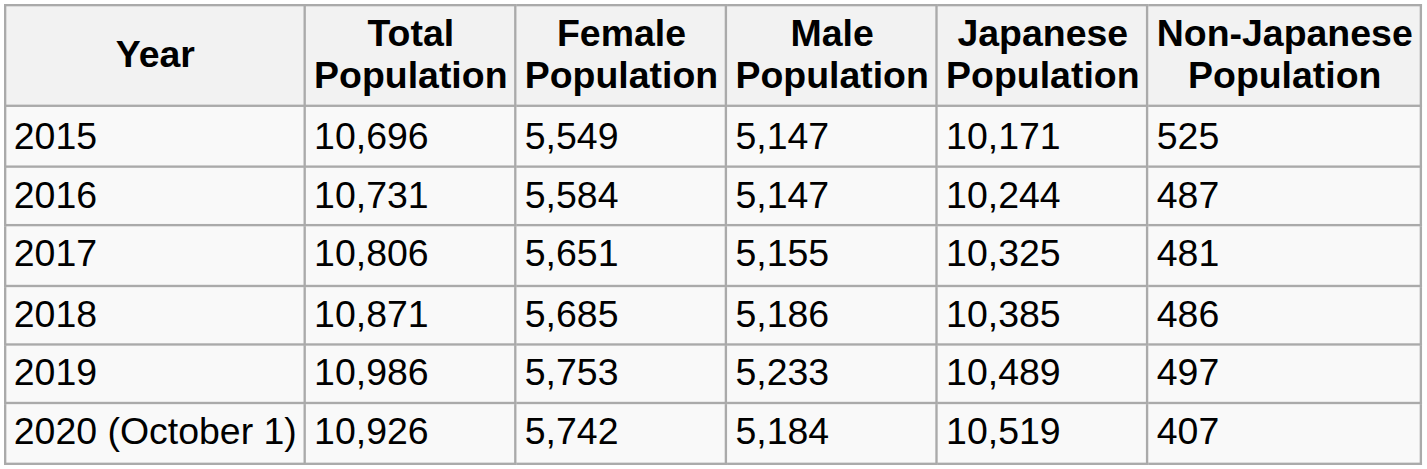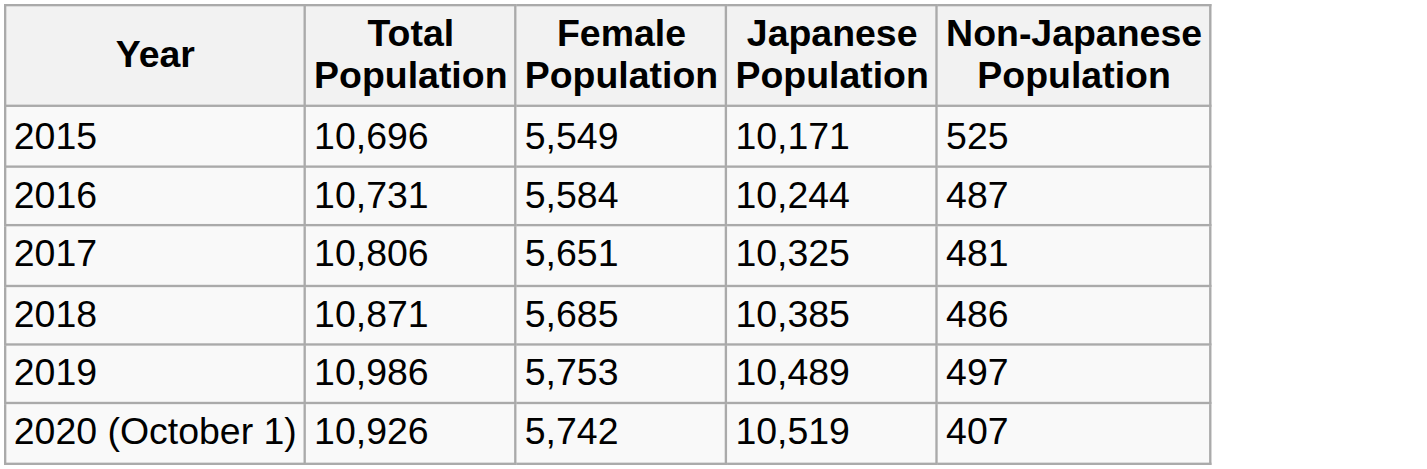- column: (832, 55)
